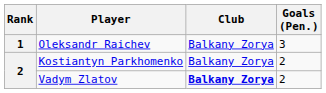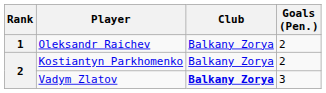(282, 44) 3 -> (282, 44) 2
(282, 79) 2 -> (282, 79) 3
